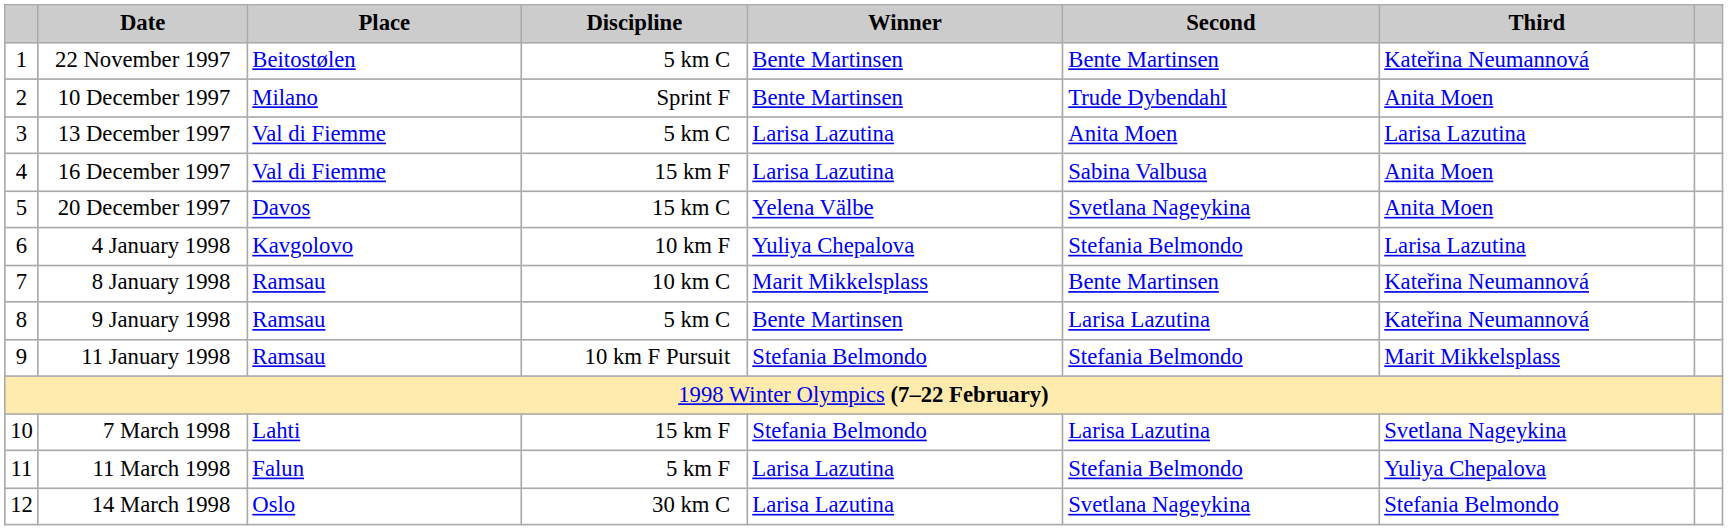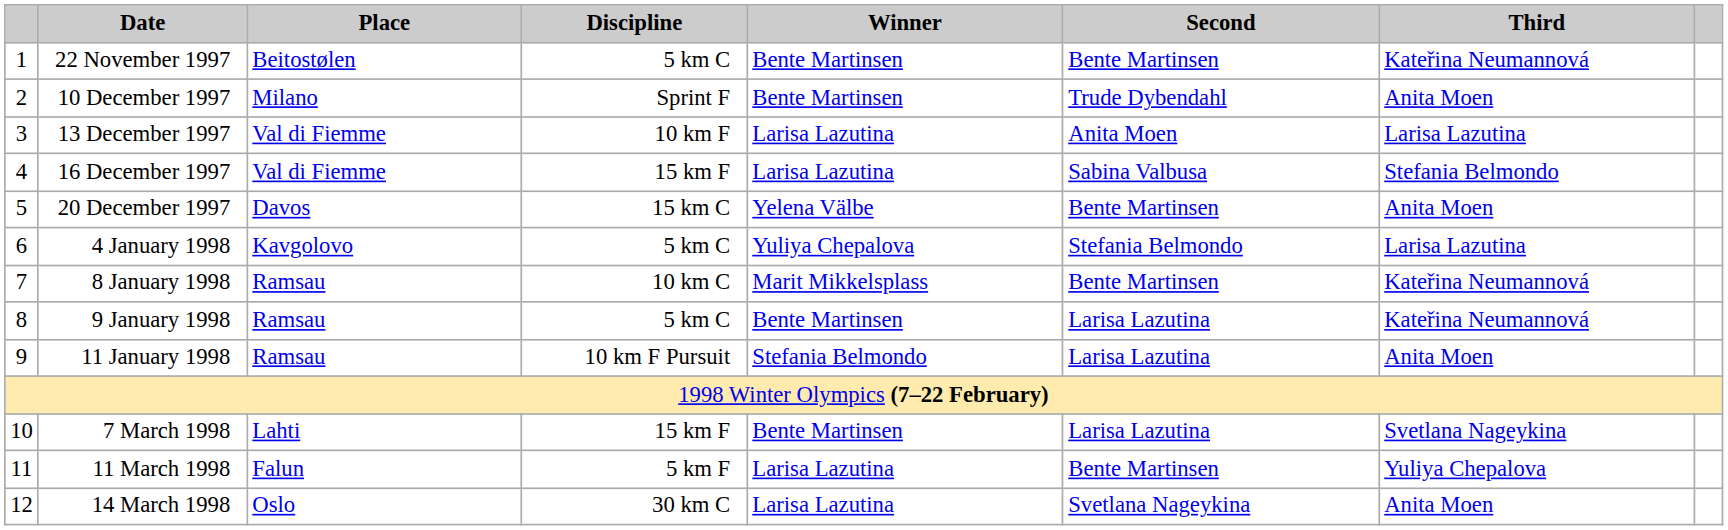(702, 134) 5 km C -> (698, 134) 10 km F
(1439, 171) Anita Moen -> (1471, 171) Stefania Belmondo
(1159, 208) Svetlana Nageykina -> (1144, 208) Bente Martinsen
(698, 245) 10 km F -> (702, 245) 5 km C
(1156, 356) Stefania Belmondo -> (1139, 356) Larisa Lazutina
(1472, 356) Marit Mikkelsplass -> (1439, 356) Anita Moen
(840, 431) Stefania Belmondo -> (828, 431) Bente Martinsen
(1156, 468) Stefania Belmondo -> (1144, 468) Bente Martinsen
(1471, 505) Stefania Belmondo -> (1439, 505) Anita Moen
